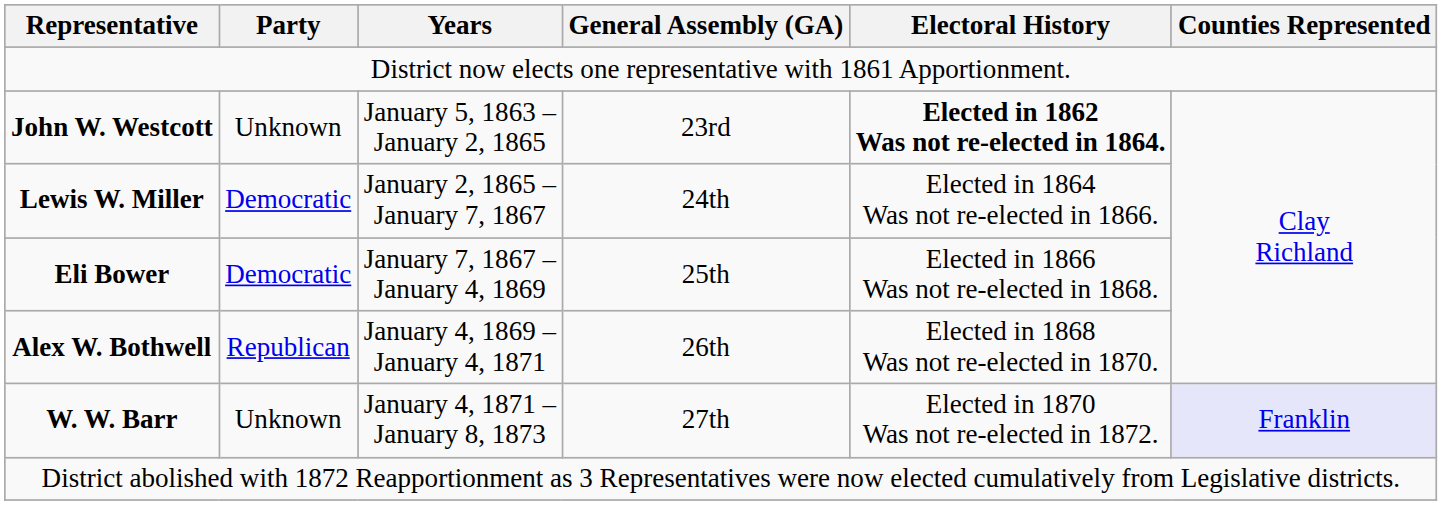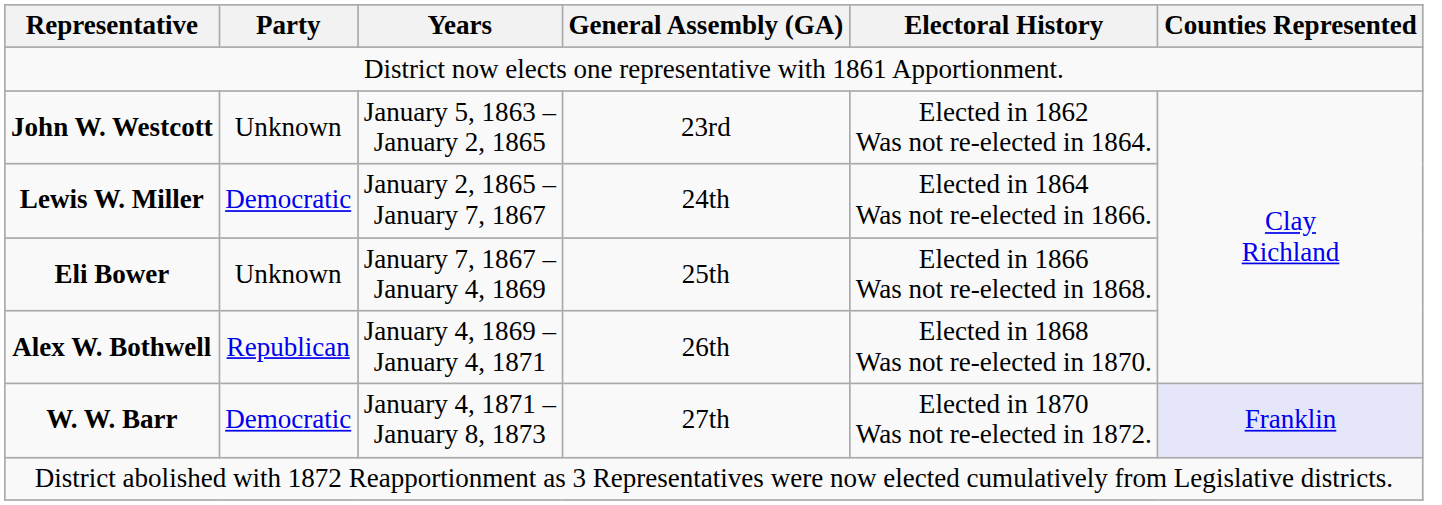(1011, 126) bold -> (1004, 126) normal
(288, 273) Democratic -> (288, 273) Unknown
(288, 420) Unknown -> (288, 420) Democratic
